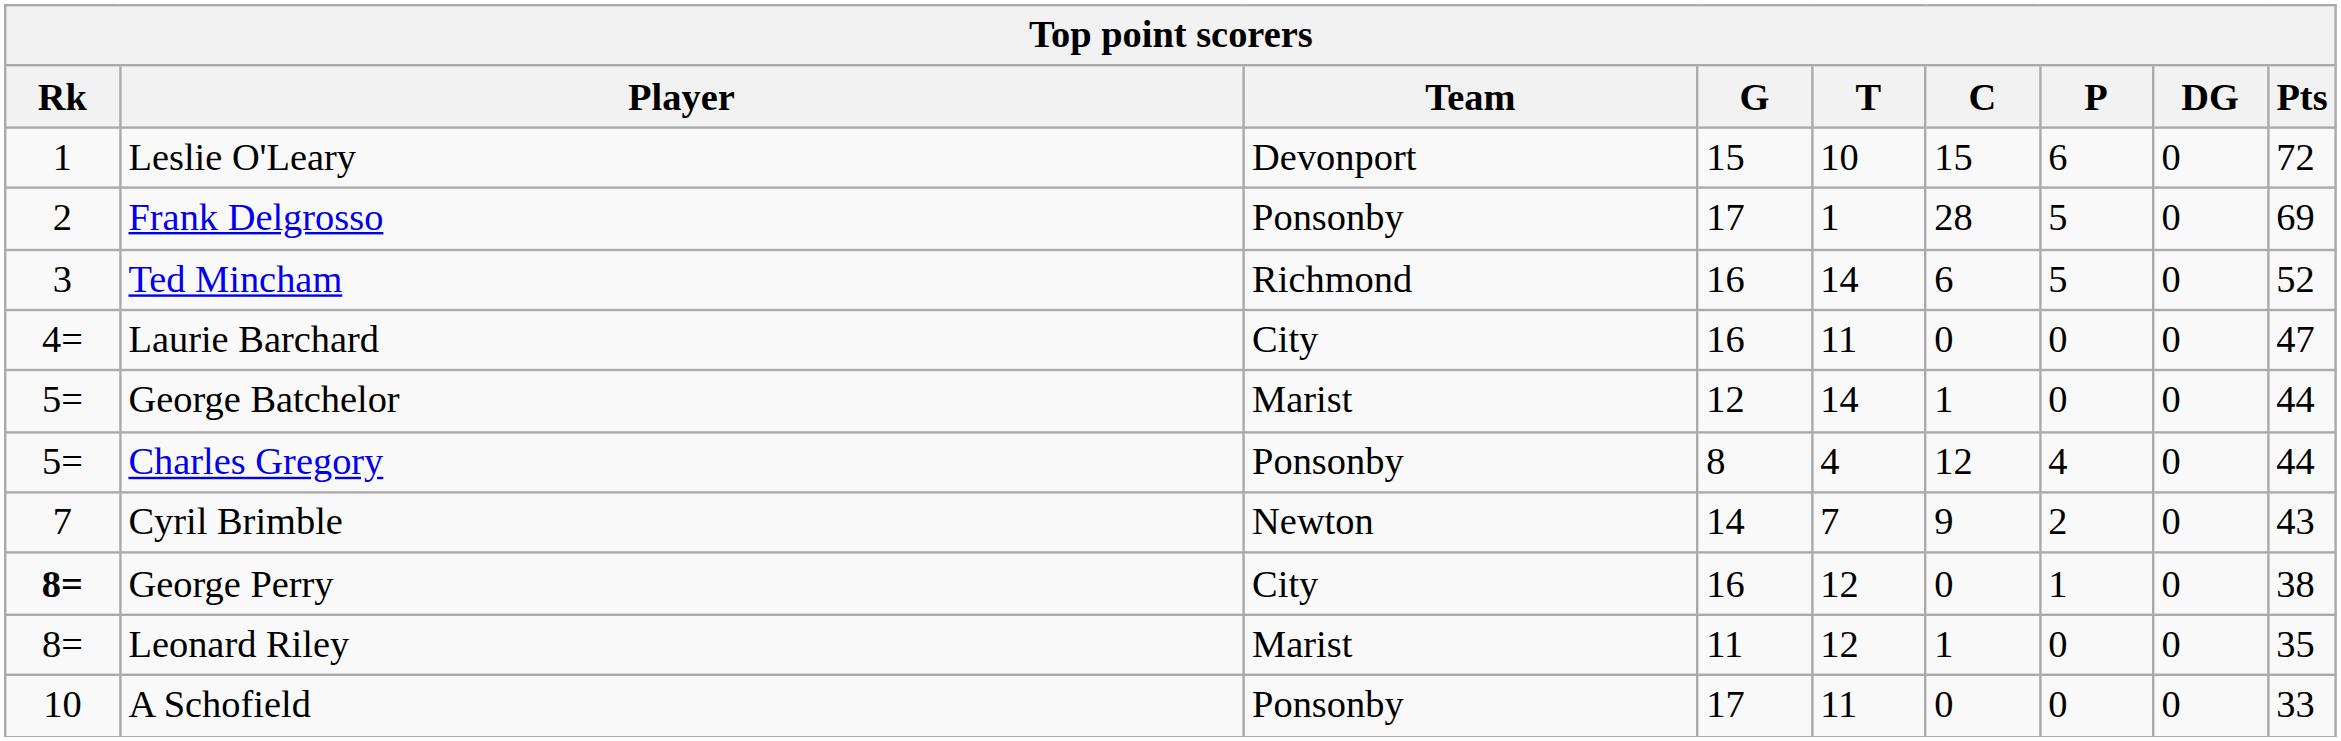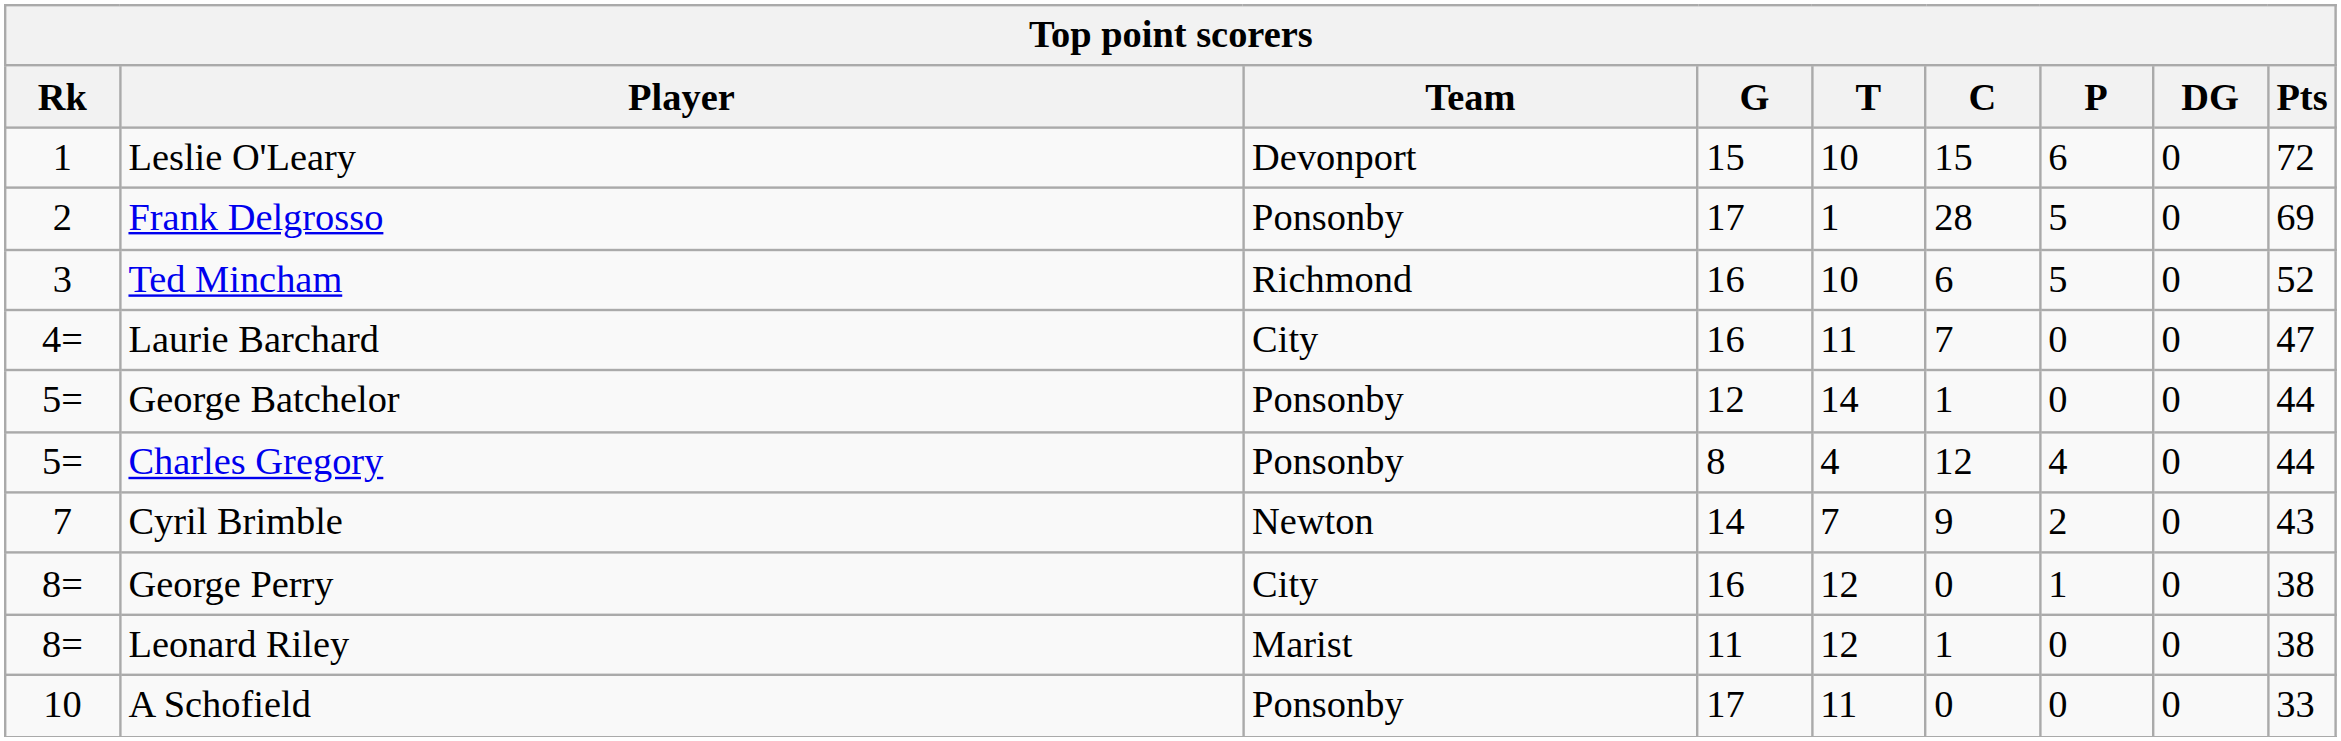(1839, 278) 14 -> (1839, 278) 10
(1944, 339) 0 -> (1944, 339) 7
(1302, 400) Marist -> (1328, 400) Ponsonby
(62, 583) bold -> (62, 583) normal
(2296, 643) 35 -> (2296, 643) 38
